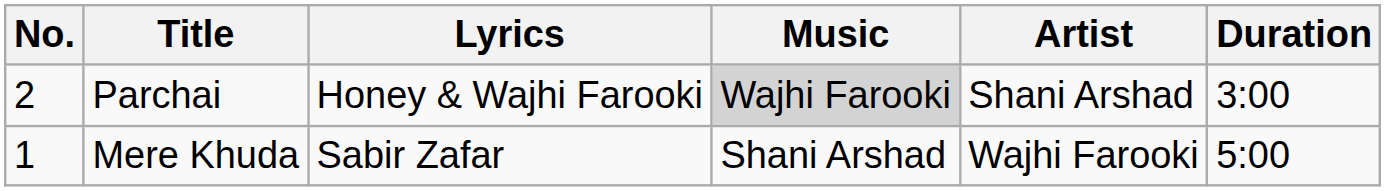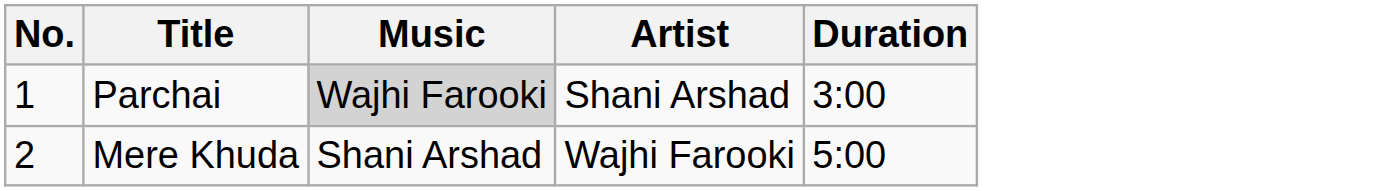- column: (510, 34)
(24, 94) 2 -> (24, 94) 1
(24, 154) 1 -> (24, 154) 2
